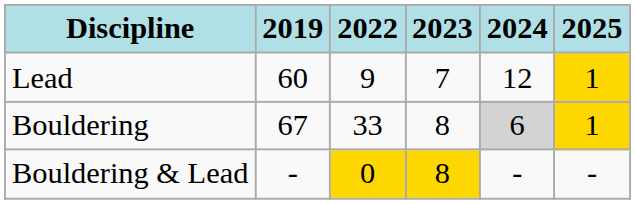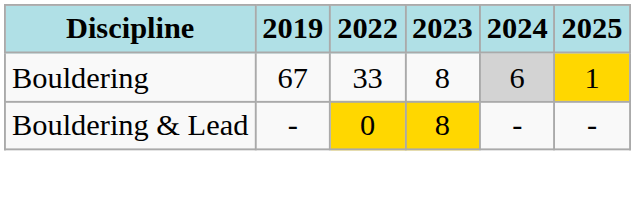- row: (42, 76)
